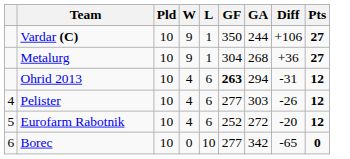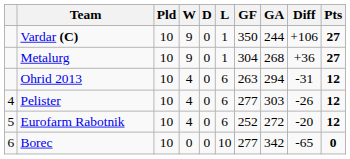+ column: (207, 15)
(232, 79) bold -> (248, 79) normal
